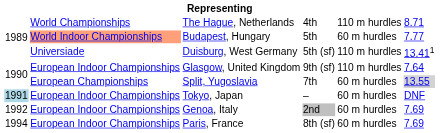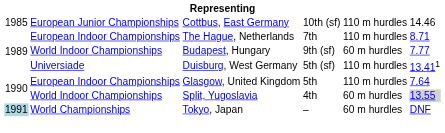+ row: (236, 22)
(80, 22) World Championships -> (105, 37) European Indoor Championships
(310, 22) 4th -> (310, 37) 7th
(96, 37) lightsalmon background -> (96, 51) no background
(310, 37) 5th -> (319, 51) 9th (sf)
(319, 67) 9th (sf) -> (310, 82) 5th
(89, 82) European Championships -> (96, 96) World Indoor Championships
(310, 82) 7th -> (310, 96) 4th
(105, 96) European Indoor Championships -> (80, 110) World Championships
- row: (210, 110)
- row: (213, 124)
